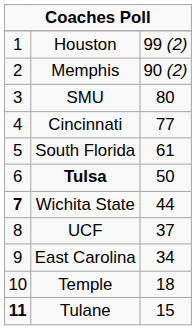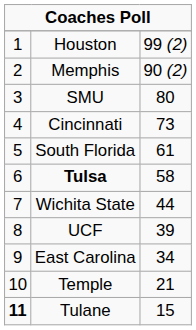(165, 124) 77 -> (165, 124) 73
(165, 177) 50 -> (165, 177) 58
(18, 204) bold -> (18, 204) normal
(165, 230) 37 -> (165, 230) 39
(165, 284) 18 -> (165, 284) 21
